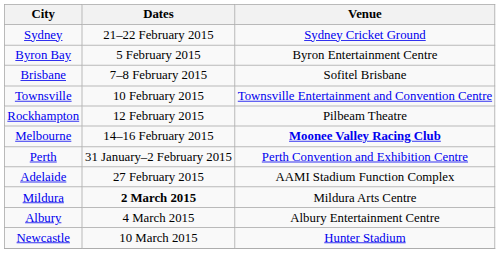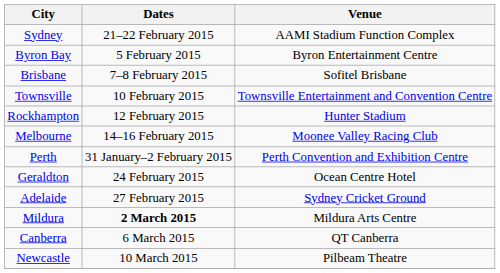(365, 34) Sydney Cricket Ground -> (365, 34) AAMI Stadium Function Complex
(365, 116) Pilbeam Theatre -> (365, 116) Hunter Stadium
(365, 136) bold -> (365, 136) normal
+ row: (43, 177)
(365, 177) AAMI Stadium Function Complex -> (365, 197) Sydney Cricket Ground
- row: (43, 217)
+ row: (43, 237)
(365, 237) Hunter Stadium -> (365, 258) Pilbeam Theatre
